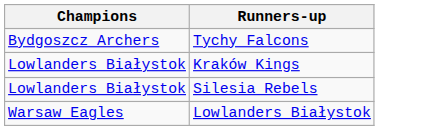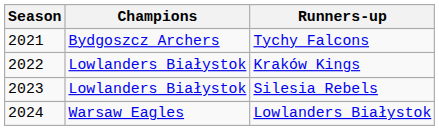+ column: (35, 17)
